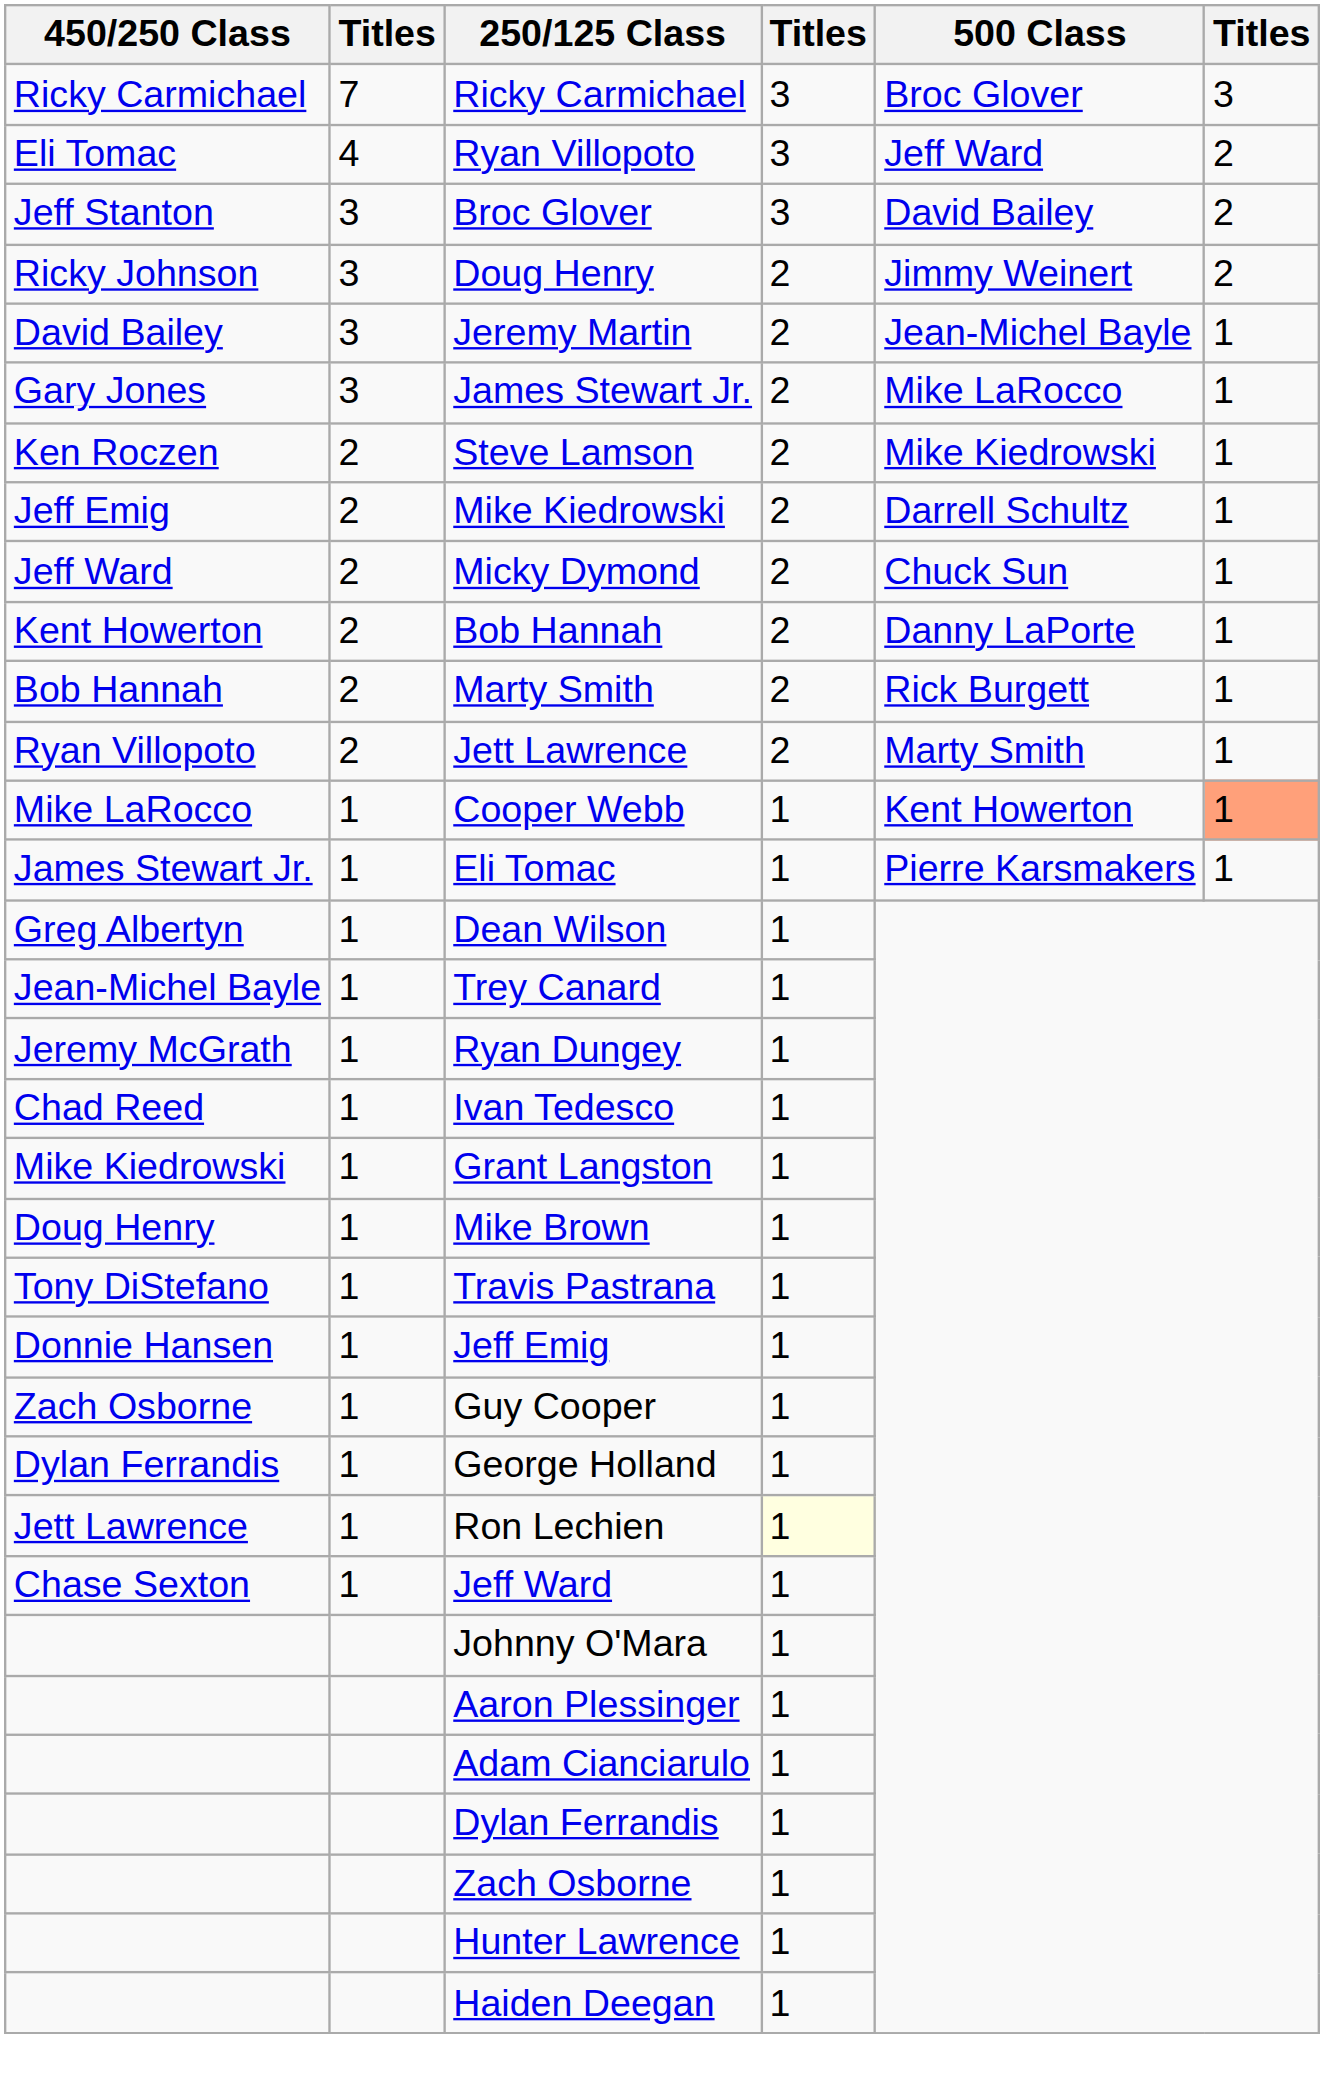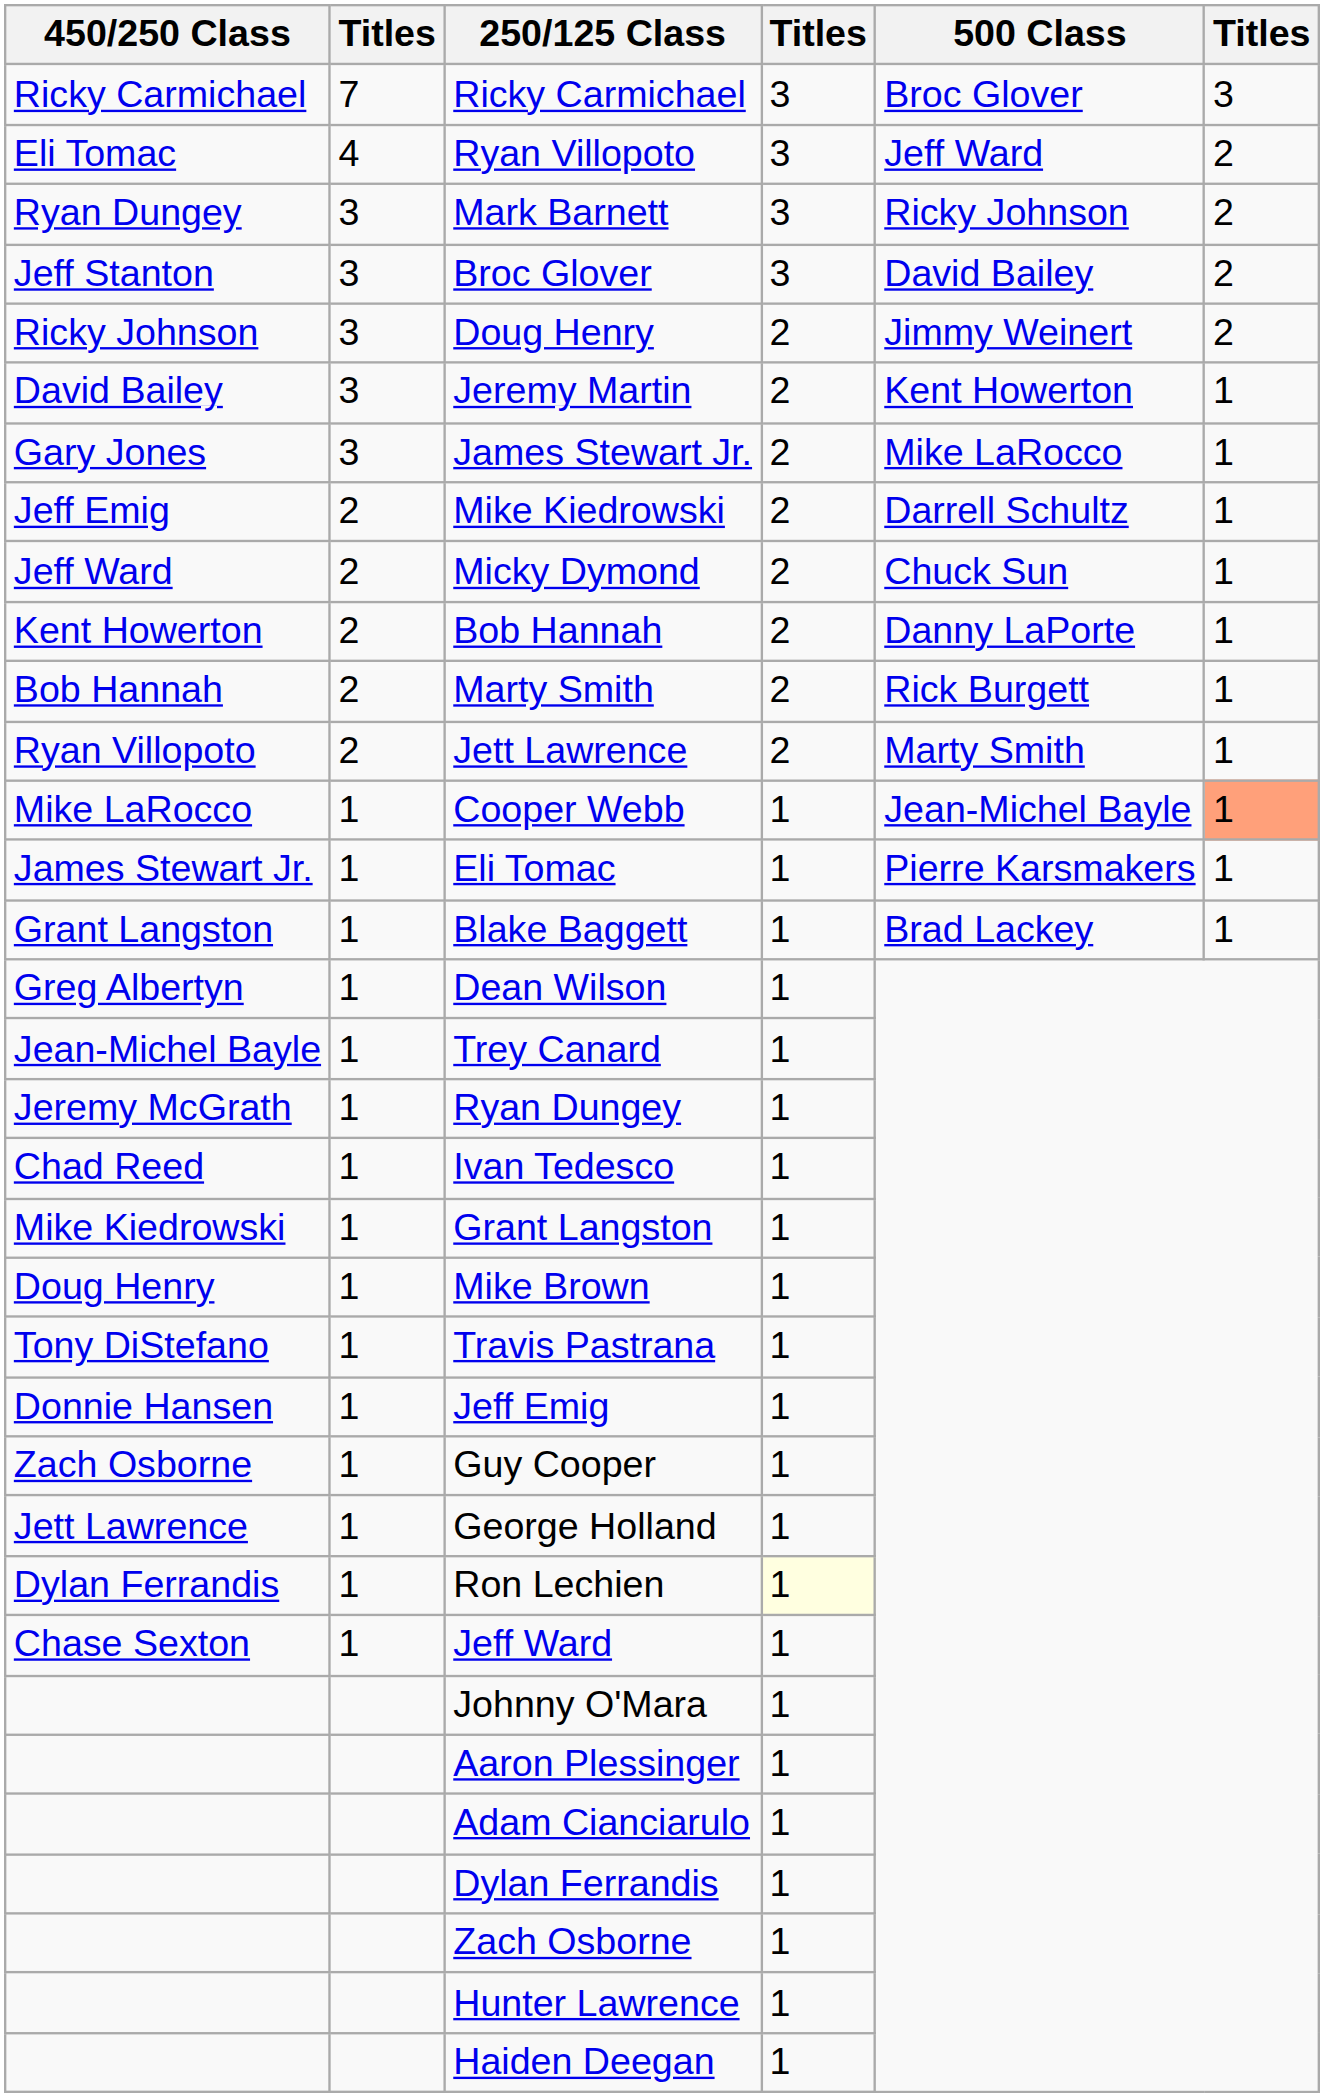+ row: (561, 213)
(1038, 332) Jean-Michel Bayle -> (1009, 392) Kent Howerton
- row: (573, 451)
(1009, 809) Kent Howerton -> (1038, 809) Jean-Michel Bayle
+ row: (570, 928)
(147, 1465) Dylan Ferrandis -> (131, 1525) Jett Lawrence
(131, 1525) Jett Lawrence -> (147, 1584) Dylan Ferrandis
